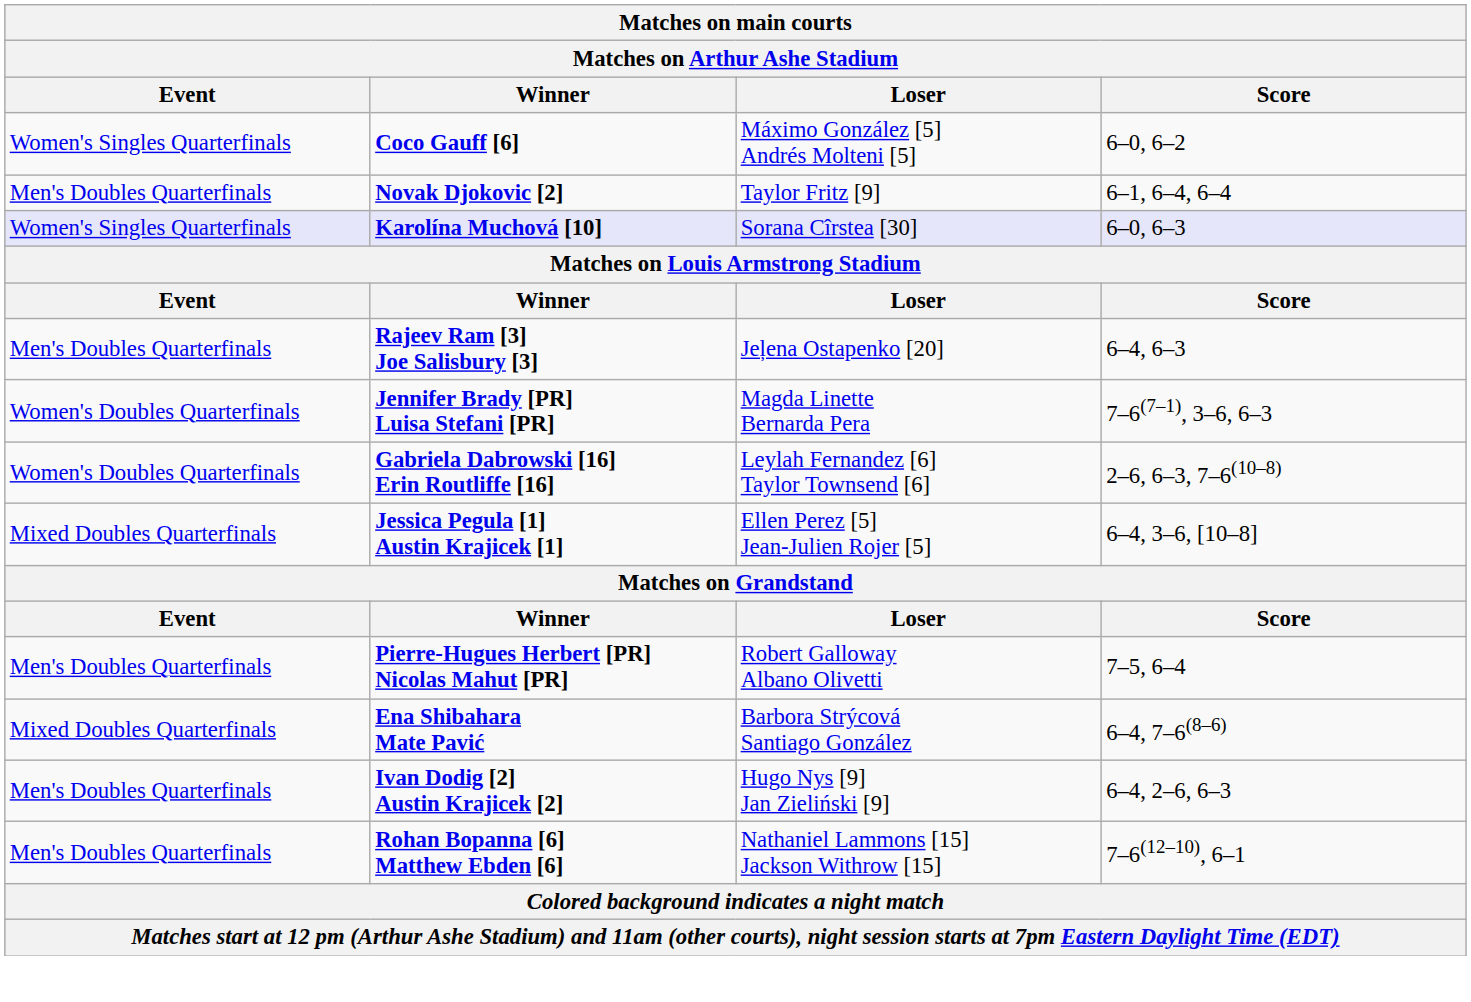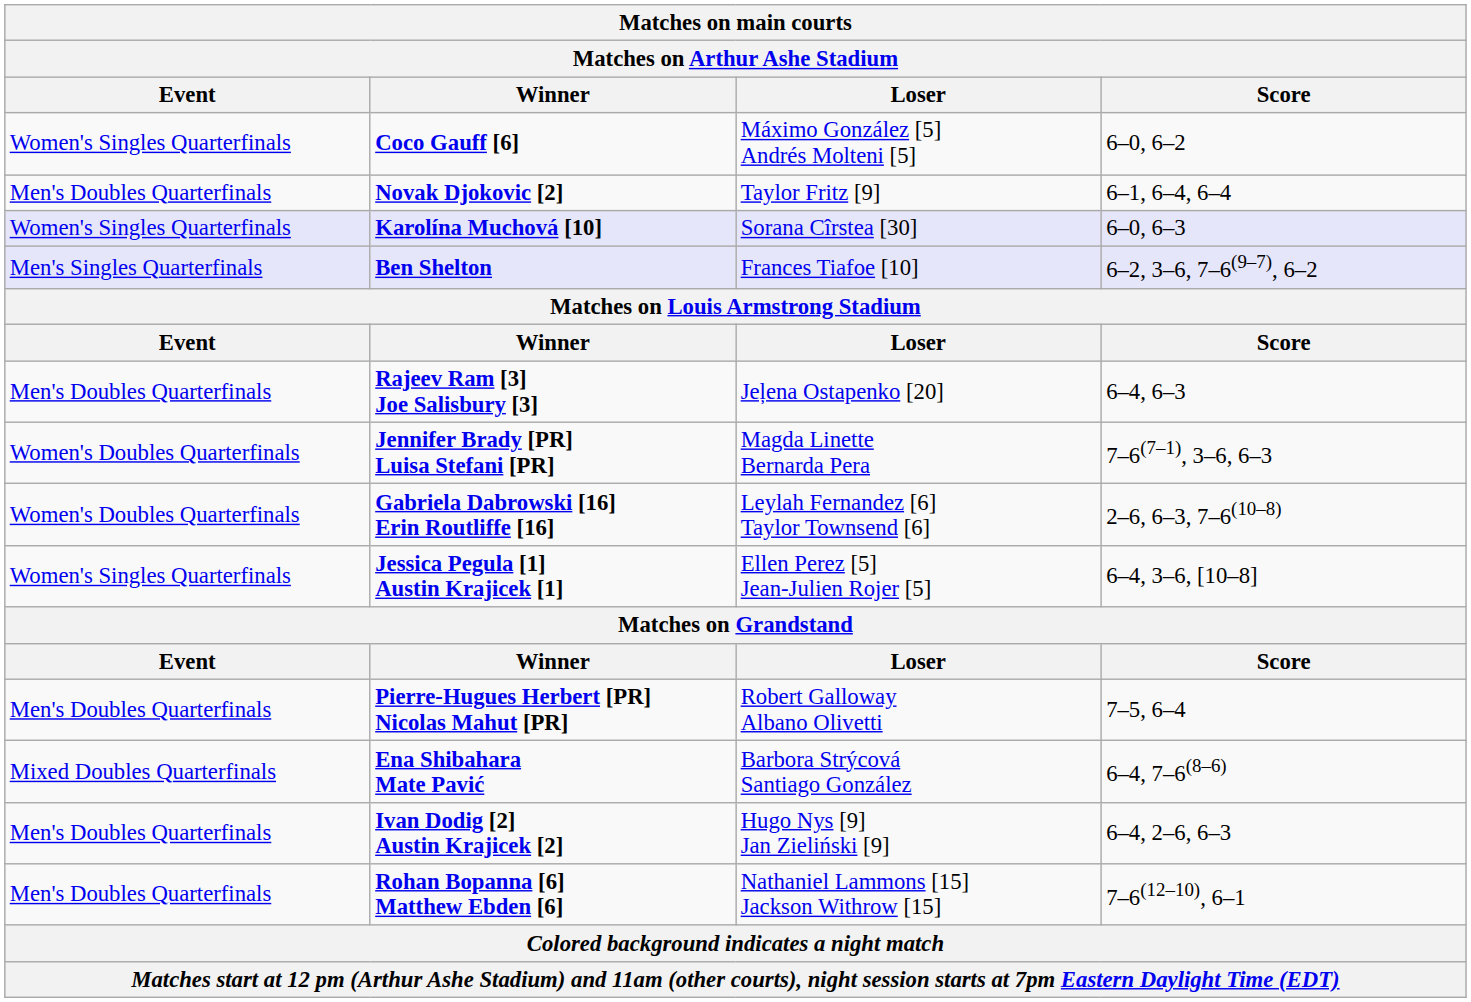+ row: (434, 267)
(143, 533) Mixed Doubles Quarterfinals -> (150, 576) Women's Singles Quarterfinals
